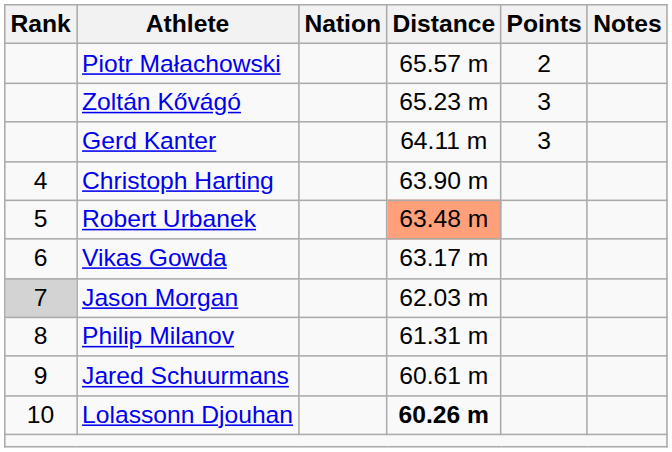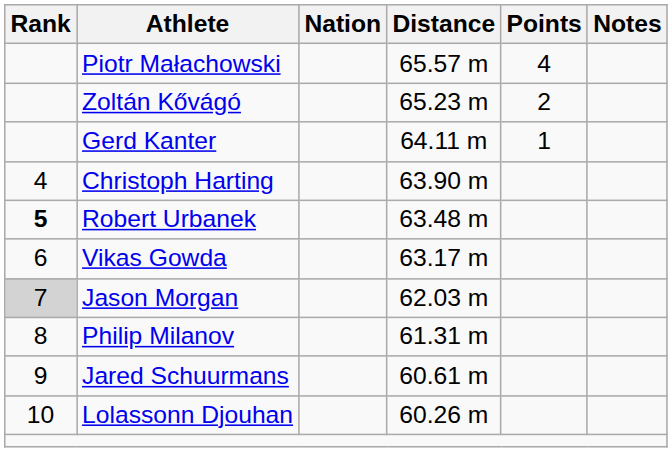(544, 63) 2 -> (544, 63) 4
(544, 102) 3 -> (544, 102) 2
(544, 141) 3 -> (544, 141) 1
(41, 219) normal -> (41, 219) bold
(444, 219) lightsalmon background -> (444, 219) no background
(444, 414) bold -> (444, 414) normal
